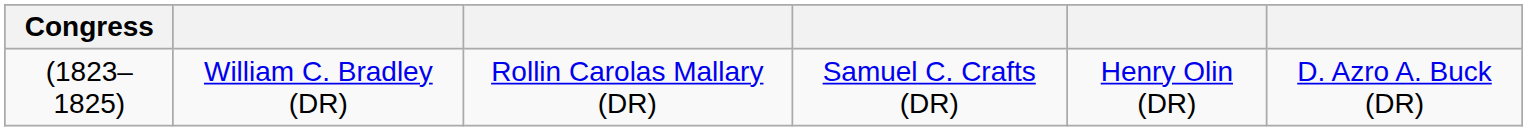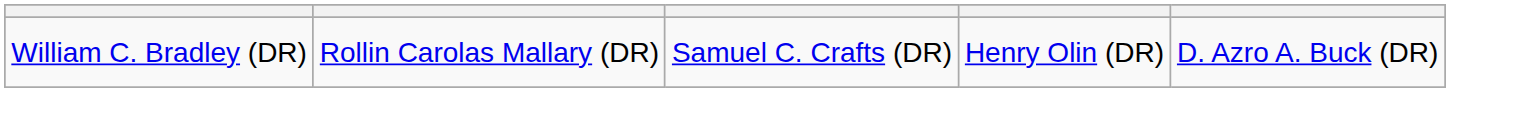- column: (89, 26)
